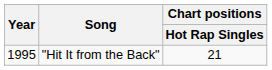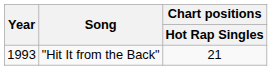(22, 55) 1995 -> (22, 55) 1993
